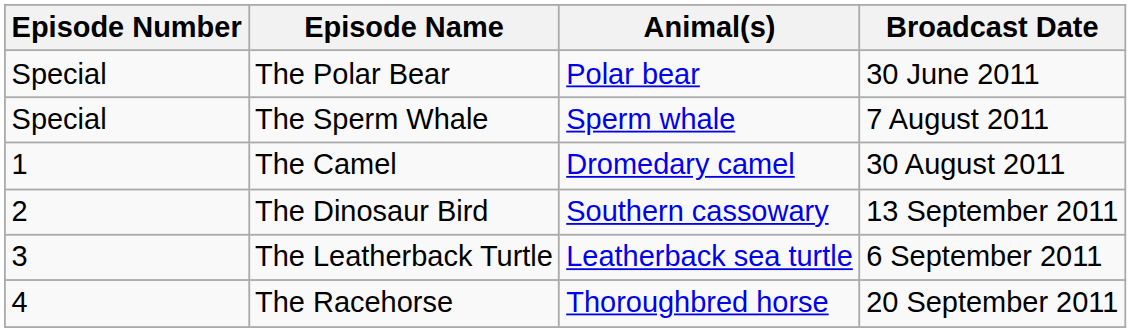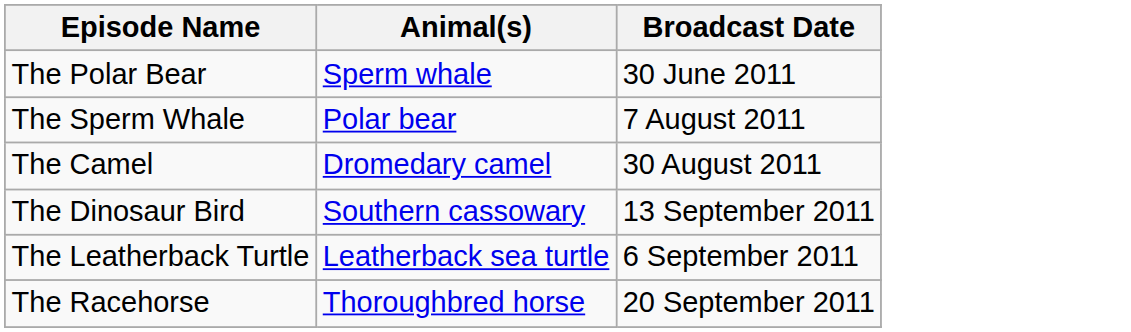- column: (127, 27)
(633, 73) Polar bear -> (407, 73) Sperm whale
(651, 119) Sperm whale -> (390, 119) Polar bear
